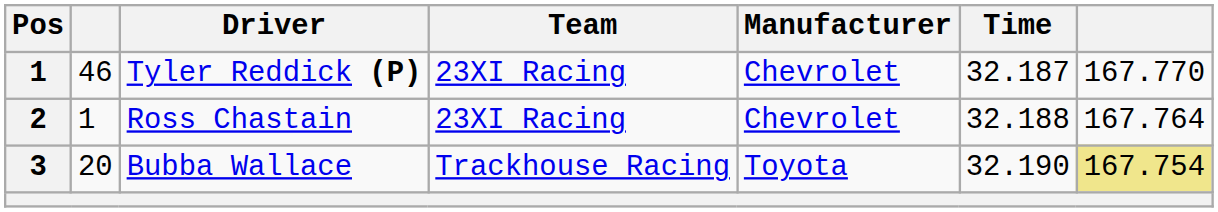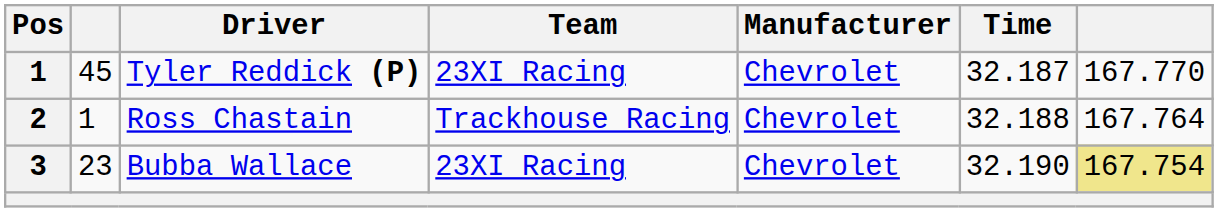(95, 75) 46 -> (95, 75) 45
(531, 122) 23XI Racing -> (583, 122) Trackhouse Racing
(95, 169) 20 -> (95, 169) 23
(583, 169) Trackhouse Racing -> (531, 169) 23XI Racing
(796, 169) Toyota -> (822, 169) Chevrolet
